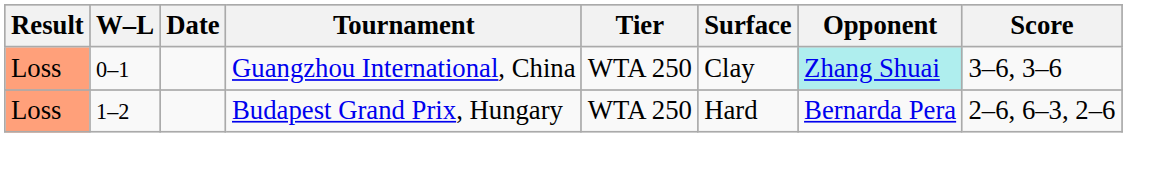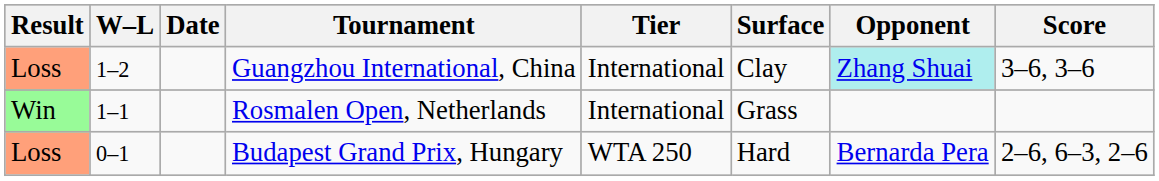(113, 69) 0–1 -> (113, 69) 1–2
(640, 68) WTA 250 -> (656, 68) International
+ row: (389, 110)
(113, 112) 1–2 -> (113, 154) 0–1
